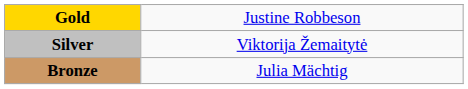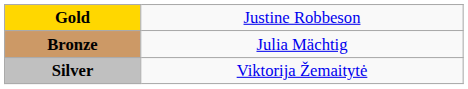rows swapped: (72, 44) <-> (72, 70)
